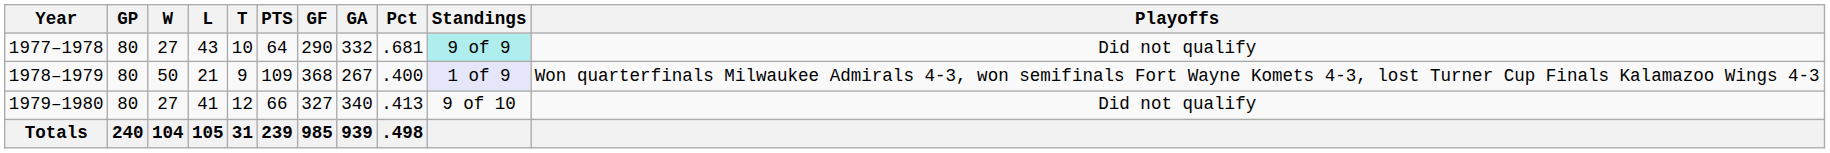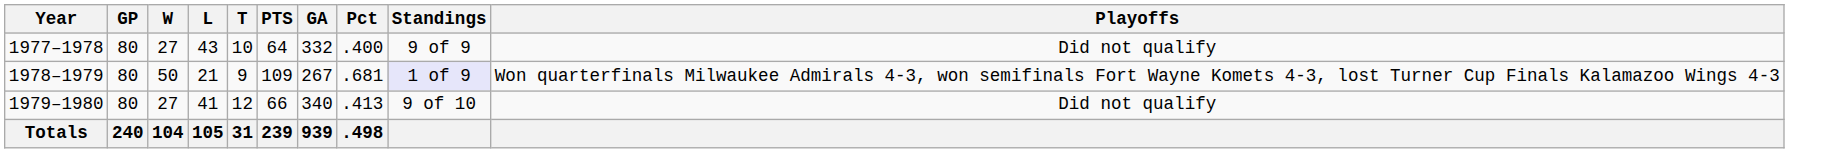- column: (317, 19)
(402, 48) .681 -> (362, 48) .400
(479, 48) paleturquoise background -> (439, 48) no background
(402, 76) .400 -> (362, 76) .681
